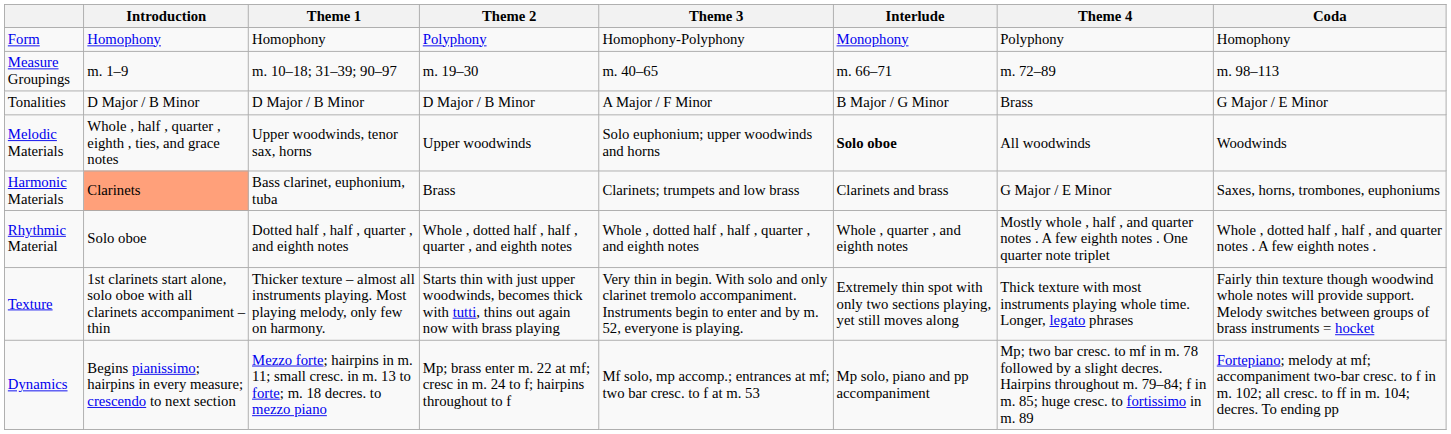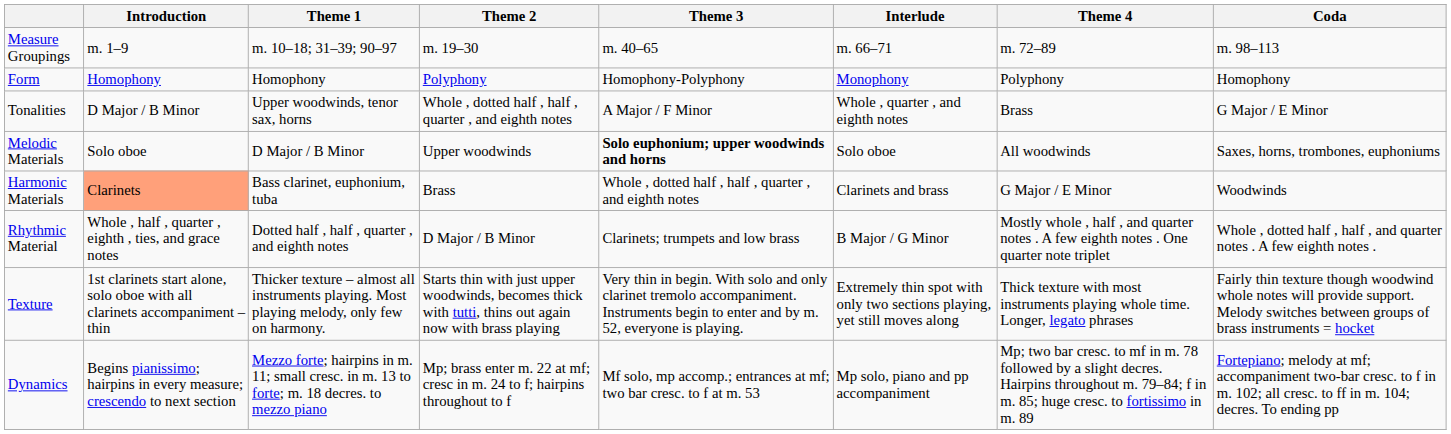rows swapped: (24, 39) <-> (39, 71)
(308, 102) D Major / B Minor -> (325, 111) Upper woodwinds, tenor sax, horns
(479, 102) D Major / B Minor -> (500, 111) Whole , dotted half , half , quarter , and eighth notes
(893, 102) B Major / G Minor -> (899, 111) Whole , quarter , and eighth notes
(154, 142) Whole , half , quarter , eighth , ties, and grace notes -> (117, 150) Solo oboe
(325, 142) Upper woodwinds, tenor sax, horns -> (308, 150) D Major / B Minor
(707, 142) normal -> (713, 150) bold
(867, 142) bold -> (866, 150) normal
(1252, 142) Woodwinds -> (1328, 150) Saxes, horns, trombones, euphoniums
(701, 190) Clarinets; trumpets and low brass -> (706, 190) Whole , dotted half , half , quarter , and eighth notes
(1328, 190) Saxes, horns, trombones, euphoniums -> (1252, 190) Woodwinds
(117, 239) Solo oboe -> (154, 239) Whole , half , quarter , eighth , ties, and grace notes
(500, 239) Whole , dotted half , half , quarter , and eighth notes -> (479, 239) D Major / B Minor
(706, 239) Whole , dotted half , half , quarter , and eighth notes -> (701, 239) Clarinets; trumpets and low brass
(899, 239) Whole , quarter , and eighth notes -> (893, 239) B Major / G Minor
